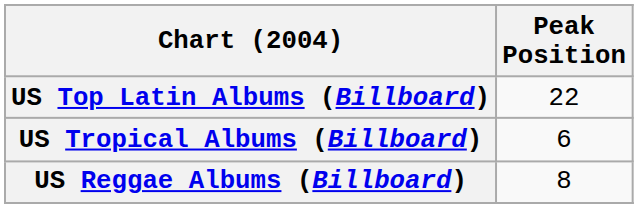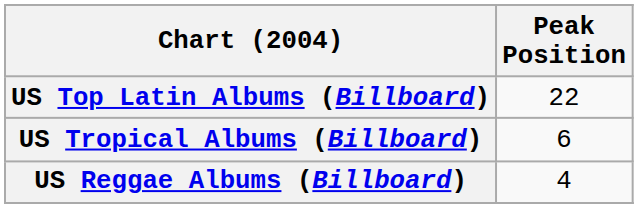(564, 182) 8 -> (564, 182) 4
